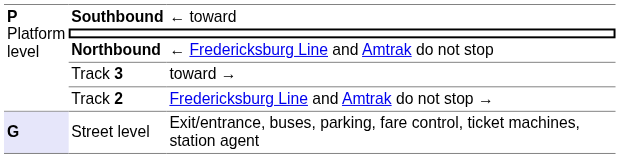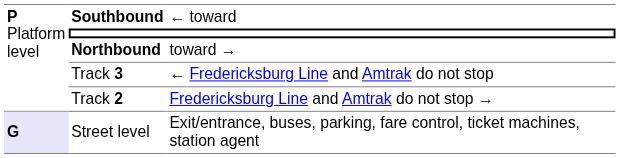(332, 50) ← Fredericksburg Line and Amtrak do not stop -> (203, 50) toward →
(203, 74) toward → -> (332, 74) ← Fredericksburg Line and Amtrak do not stop
